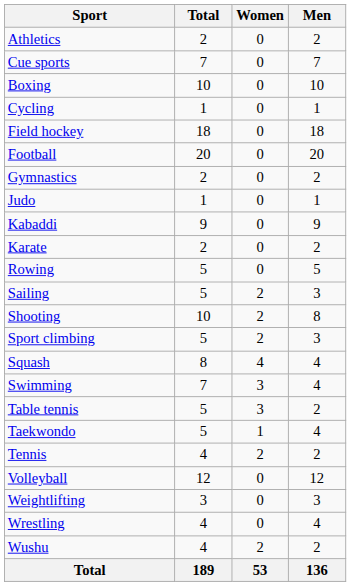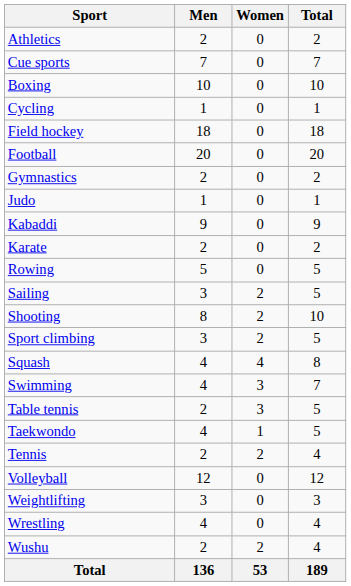columns swapped: (317, 16) <-> (203, 16)
